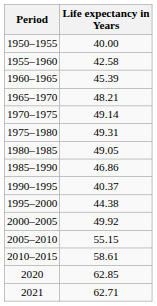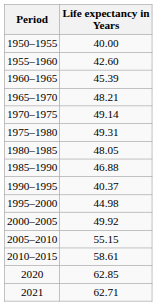(106, 61) 42.58 -> (106, 61) 42.60
(106, 150) 49.05 -> (106, 150) 48.05
(106, 168) 46.86 -> (106, 168) 46.88
(106, 203) 44.38 -> (106, 203) 44.98
